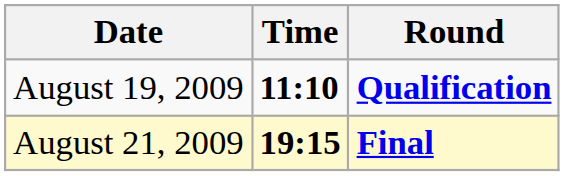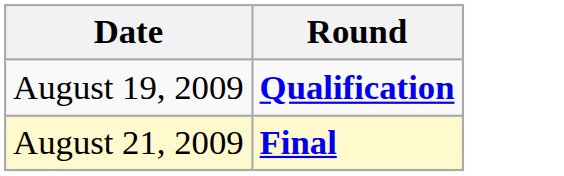- column: (300, 32)
